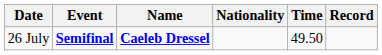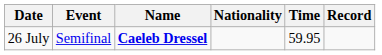(85, 38) bold -> (84, 38) normal
(307, 38) 49.50 -> (304, 38) 59.95
